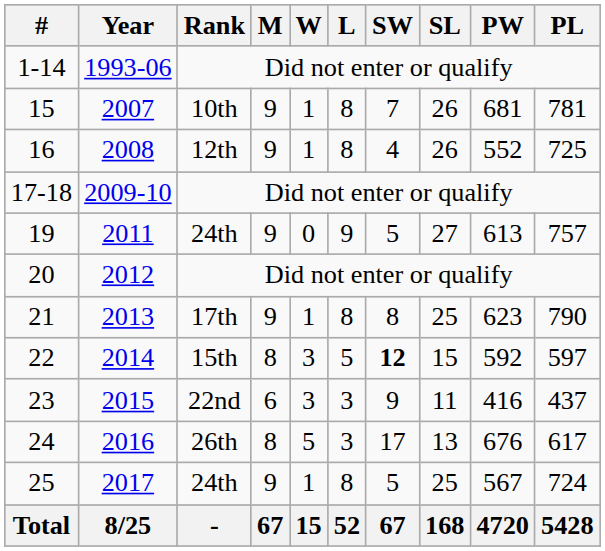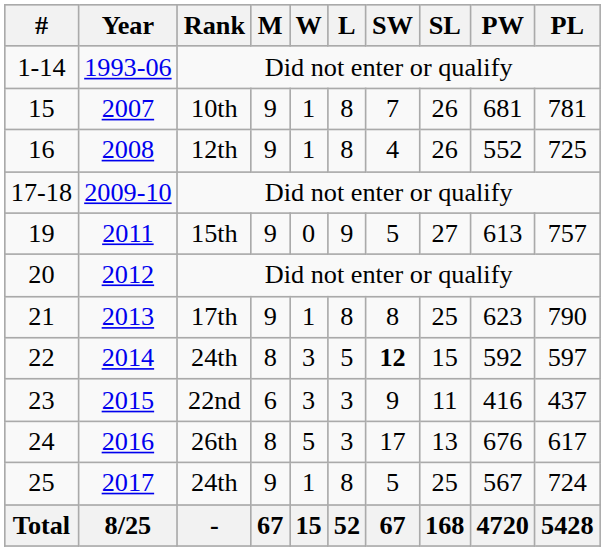(214, 233) 24th -> (214, 233) 15th
(214, 358) 15th -> (214, 358) 24th
